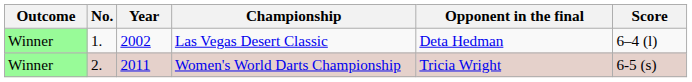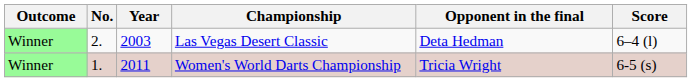(97, 40) 1. -> (97, 40) 2.
(136, 40) 2002 -> (136, 40) 2003
(97, 64) 2. -> (97, 64) 1.
